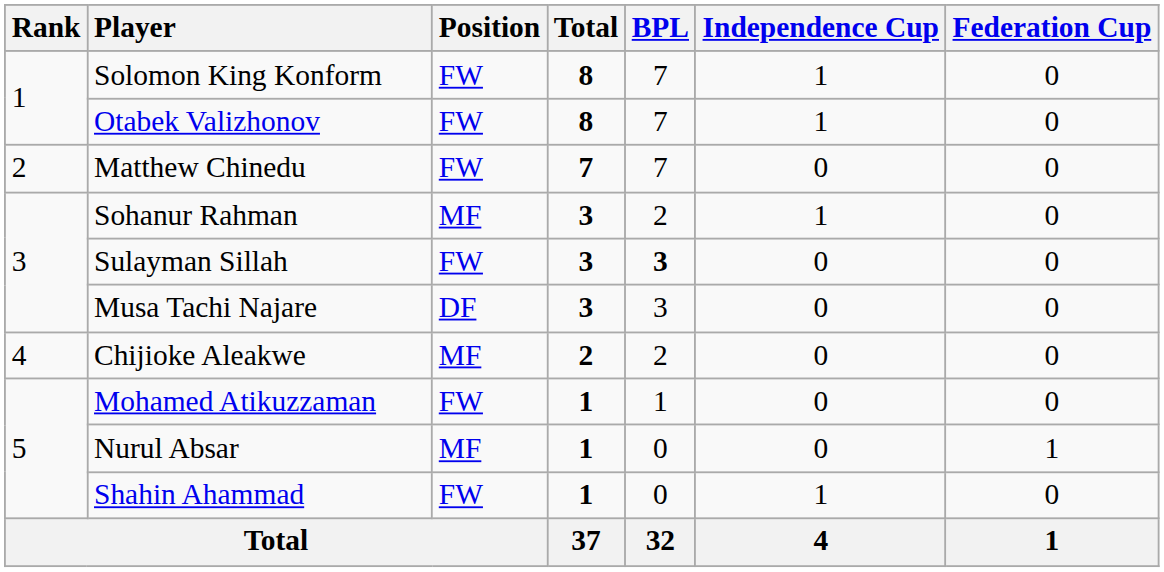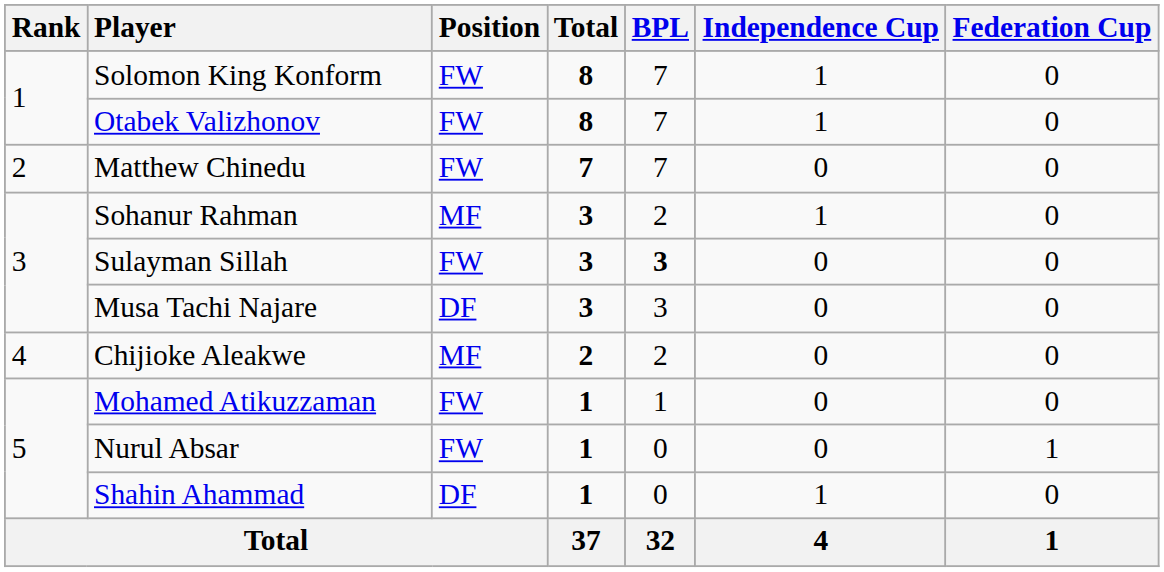(460, 448) MF -> (461, 448) FW
(461, 494) FW -> (458, 494) DF
